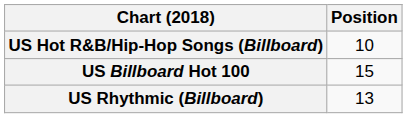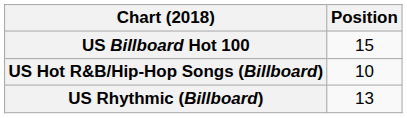rows swapped: (166, 71) <-> (166, 44)
